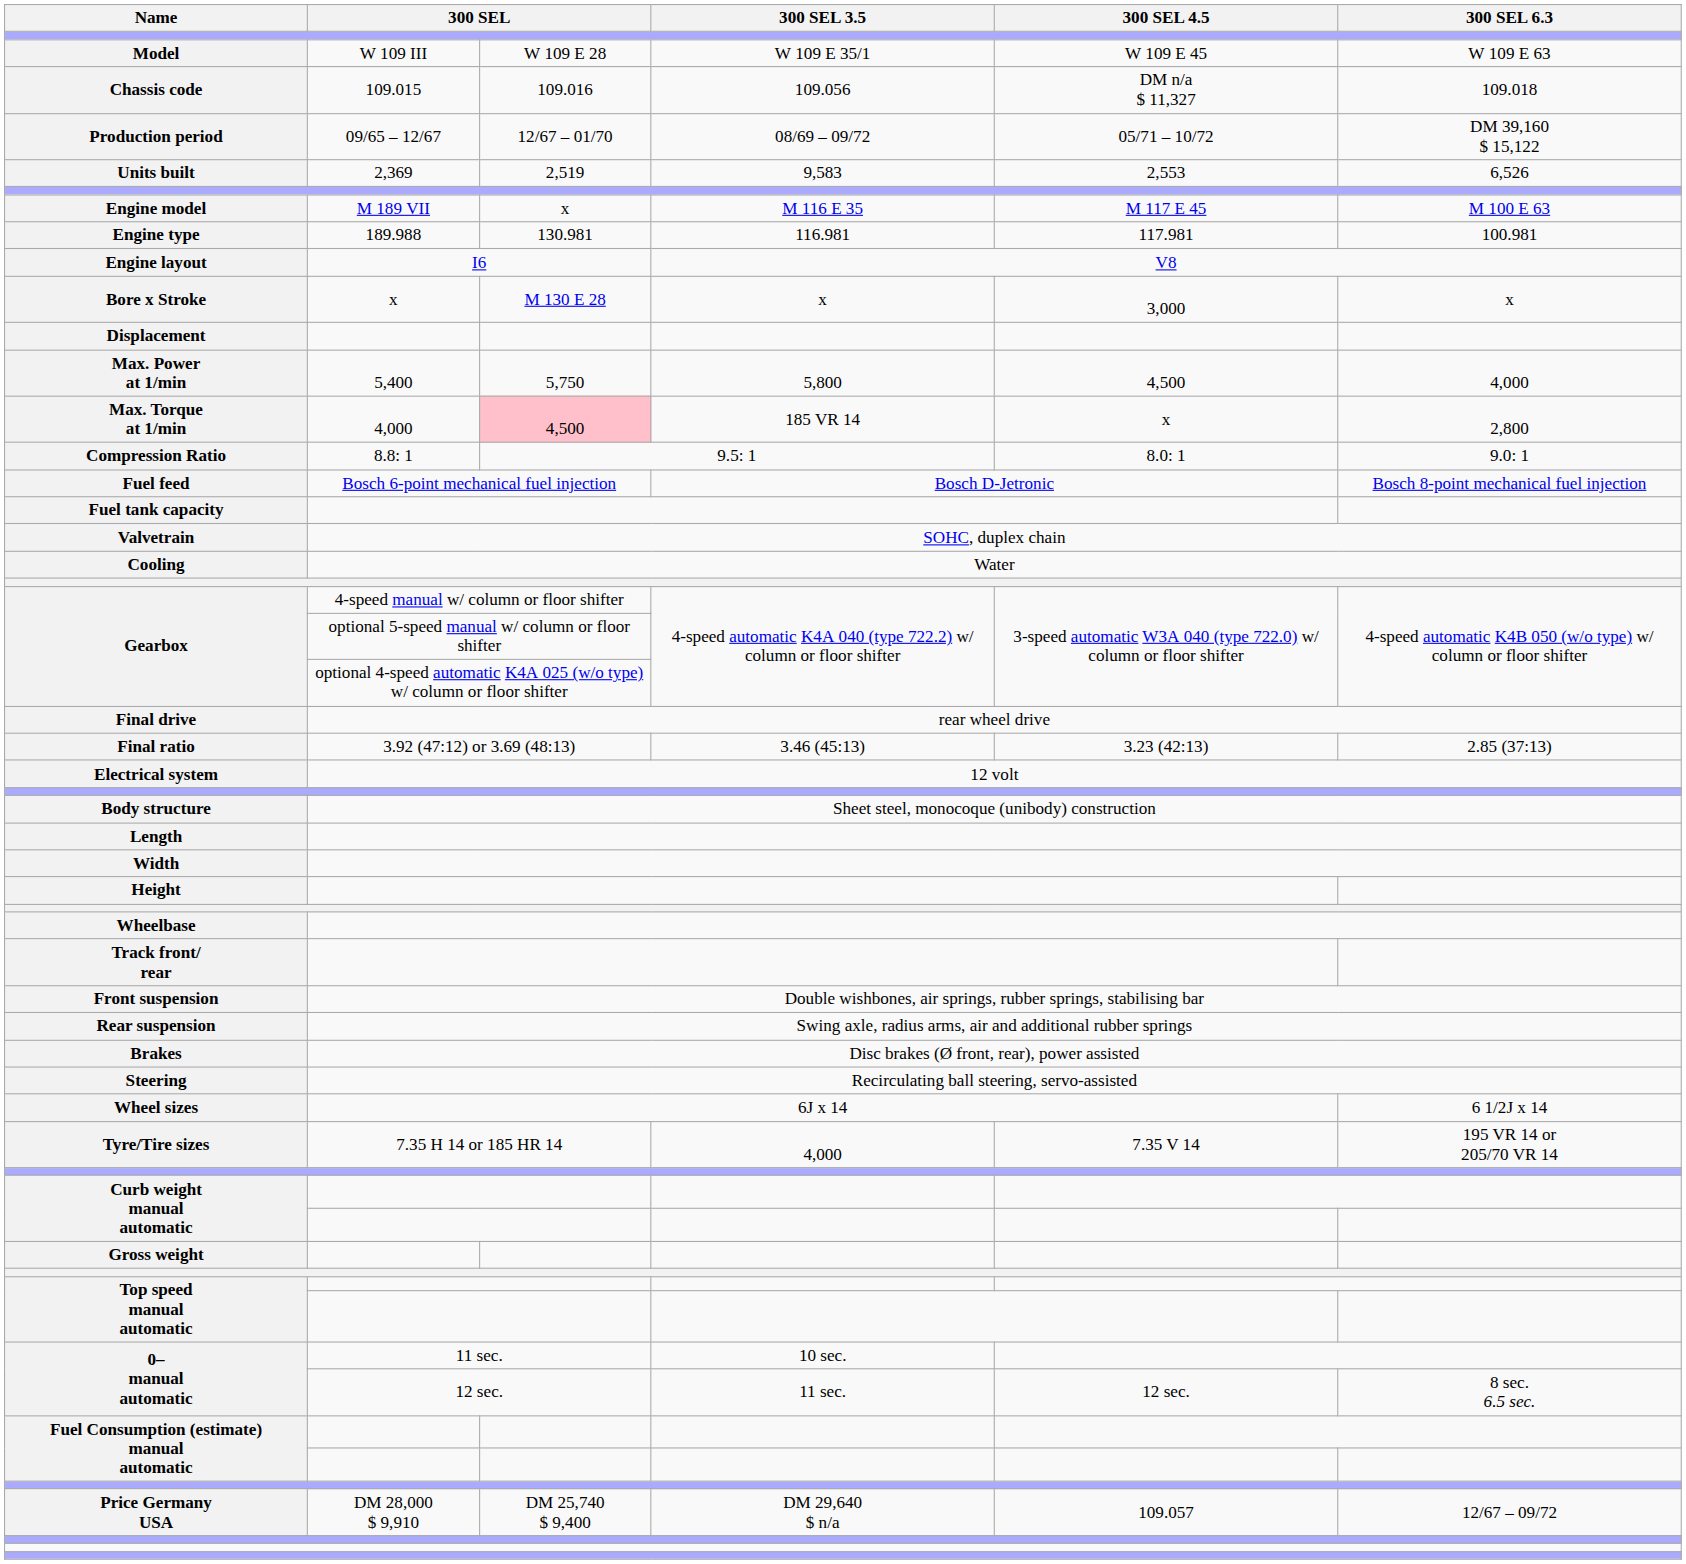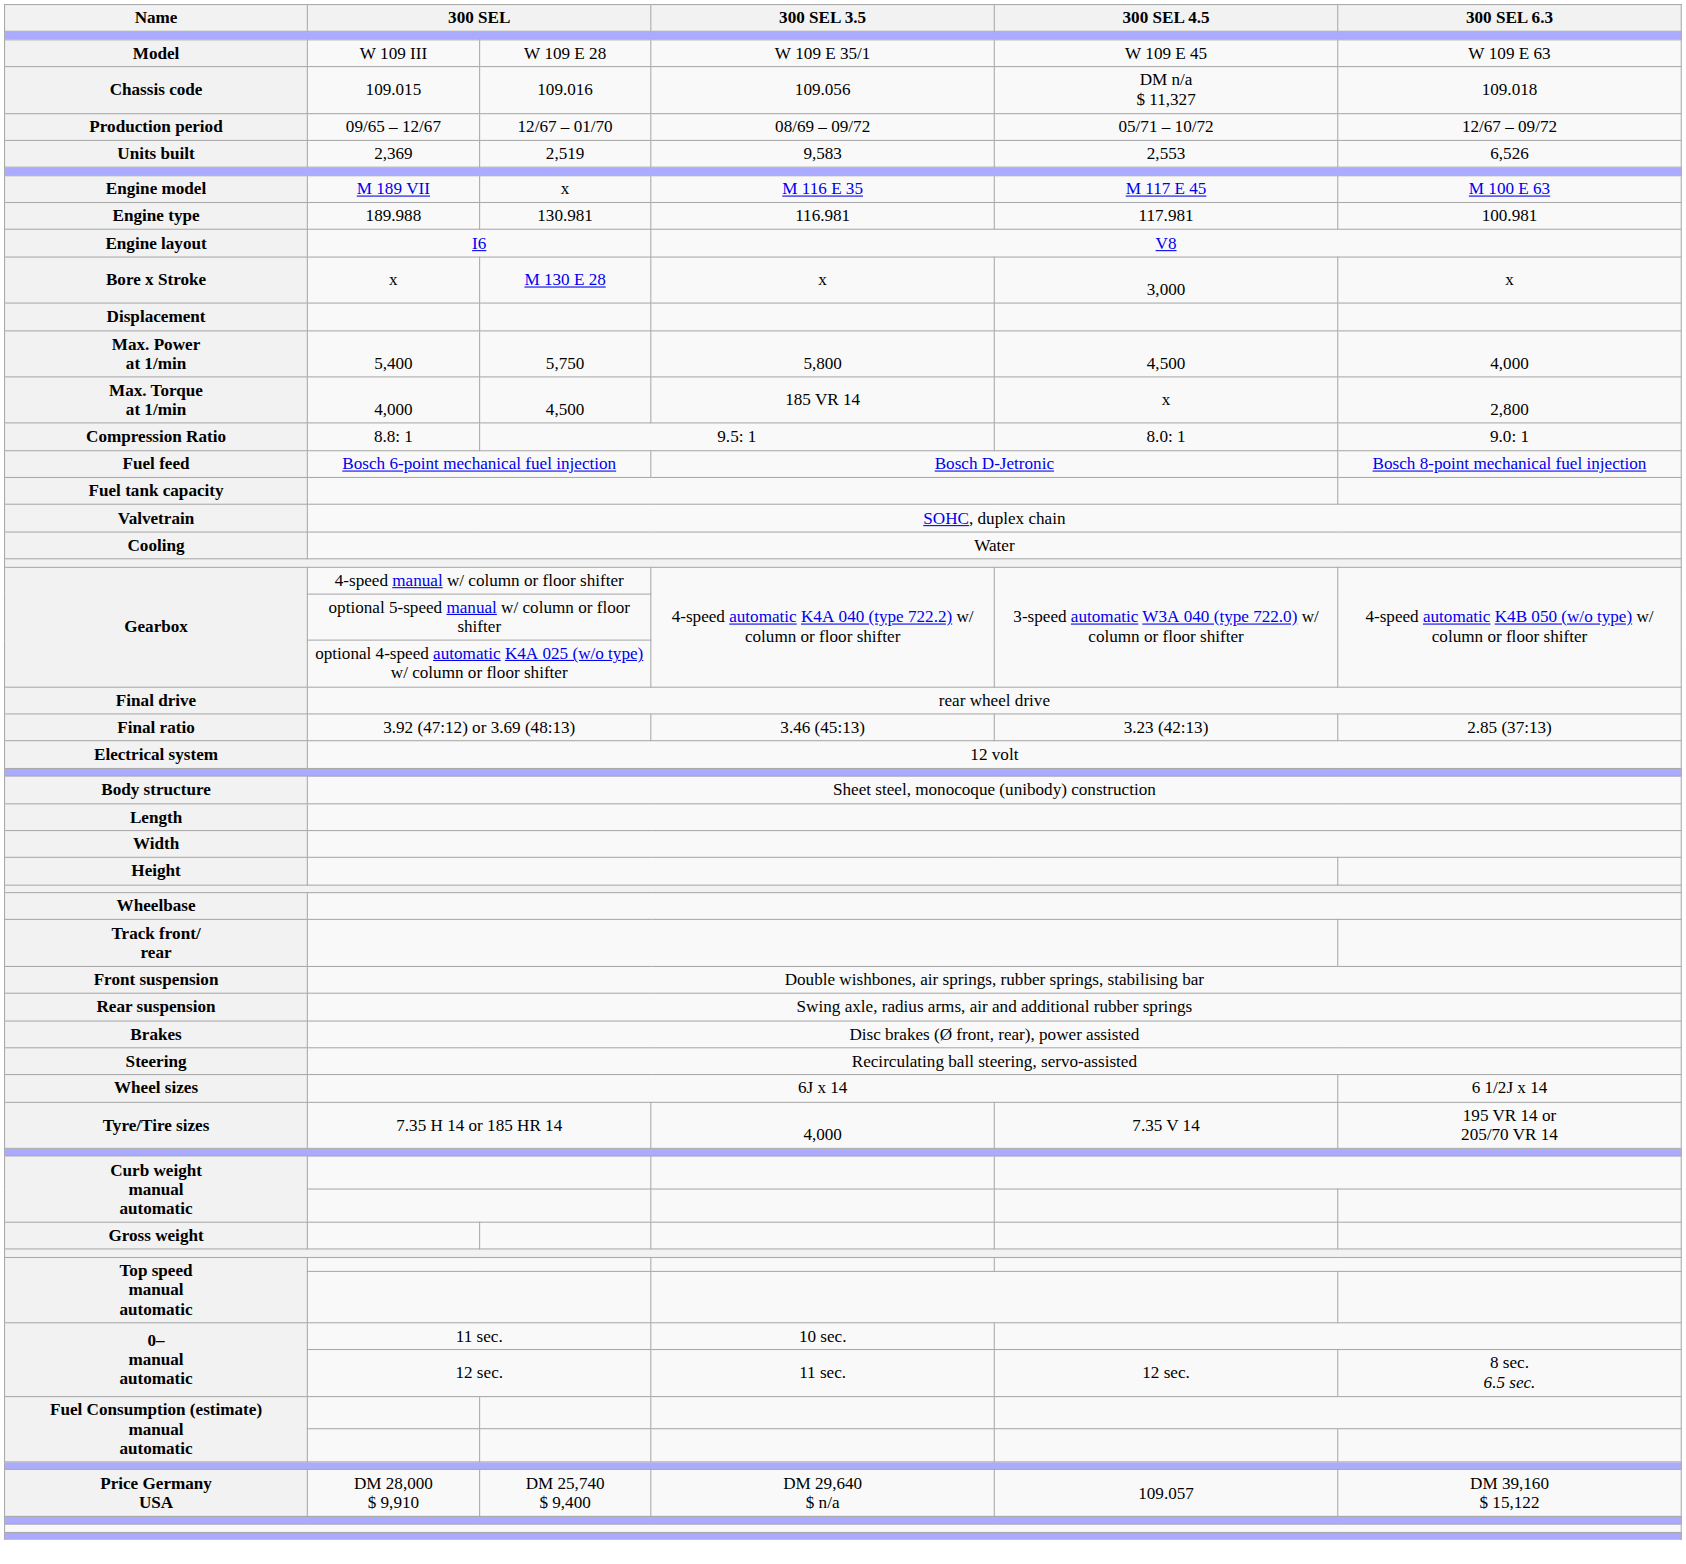(1509, 136) DM 39,160 $ 15,122 -> (1509, 126) 12/67 – 09/72
(565, 428) pink background -> (565, 409) no background
(1509, 1512) 12/67 – 09/72 -> (1509, 1492) DM 39,160 $ 15,122
